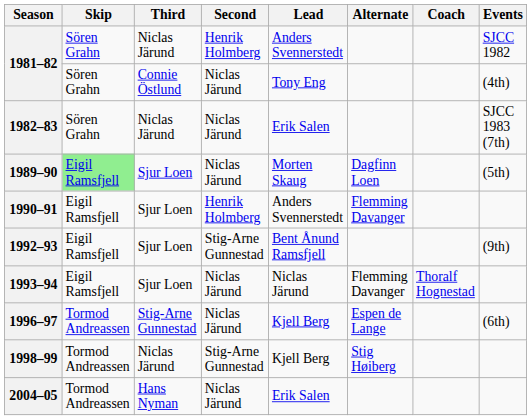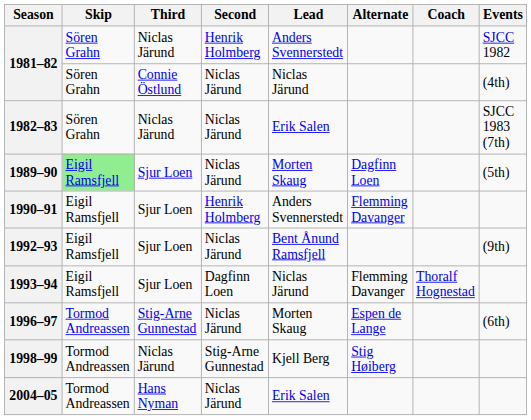(299, 82) Tony Eng -> (290, 82) Niclas Järund
(234, 246) Stig-Arne Gunnestad -> (223, 246) Niclas Järund
(223, 284) Niclas Järund -> (227, 284) Dagfinn Loen
(301, 321) Kjell Berg -> (292, 321) Morten Skaug
